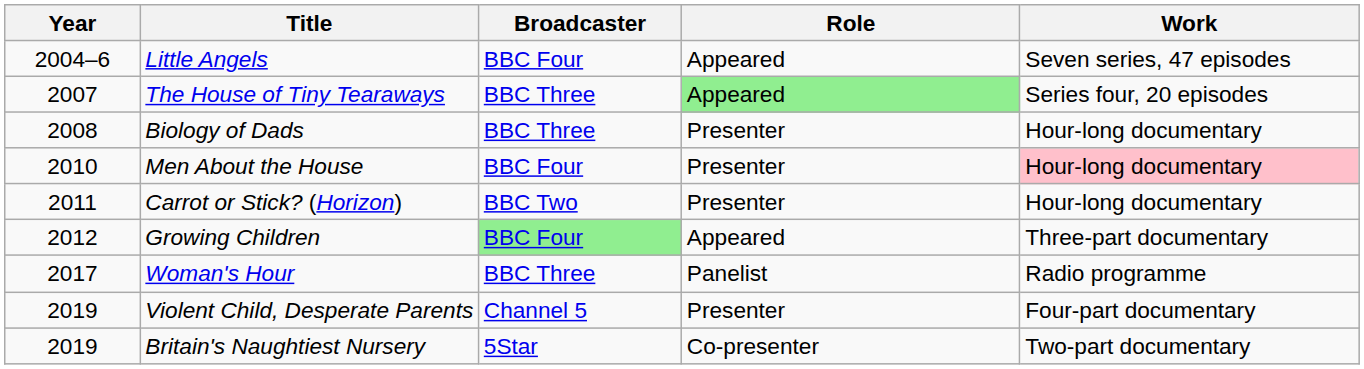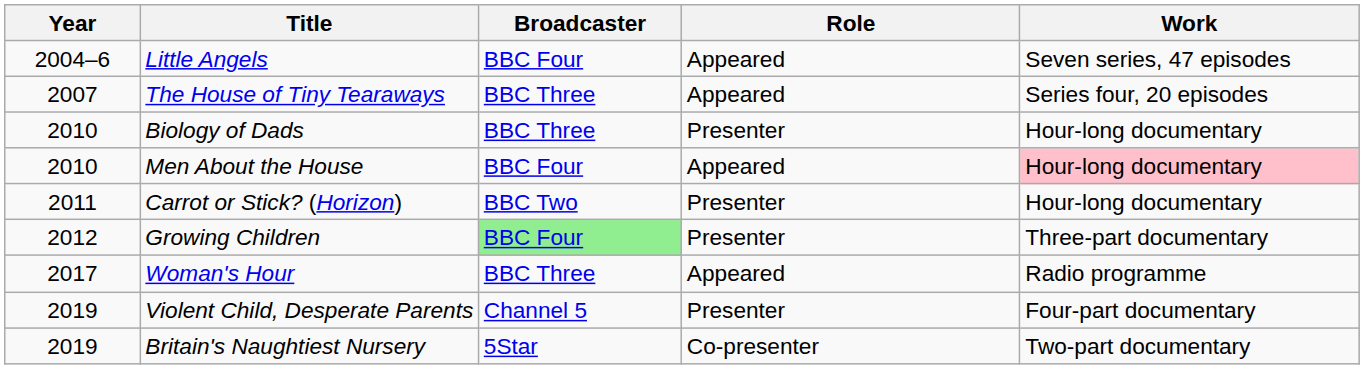(736, 95) lightgreen background -> (736, 95) no background
(72, 130) 2008 -> (72, 130) 2010
(736, 166) Presenter -> (736, 166) Appeared
(736, 238) Appeared -> (736, 238) Presenter
(727, 274) Panelist -> (736, 274) Appeared
